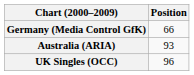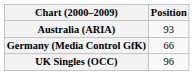rows swapped: (76, 45) <-> (76, 29)
